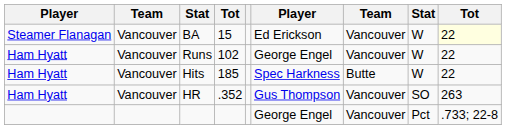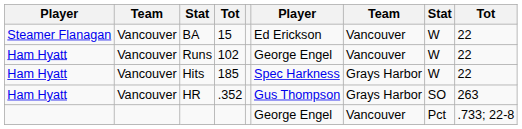(448, 34) lightyellow background -> (464, 34) no background
(361, 74) Butte -> (384, 74) Grays Harbor
(376, 94) Vancouver -> (384, 94) Grays Harbor
